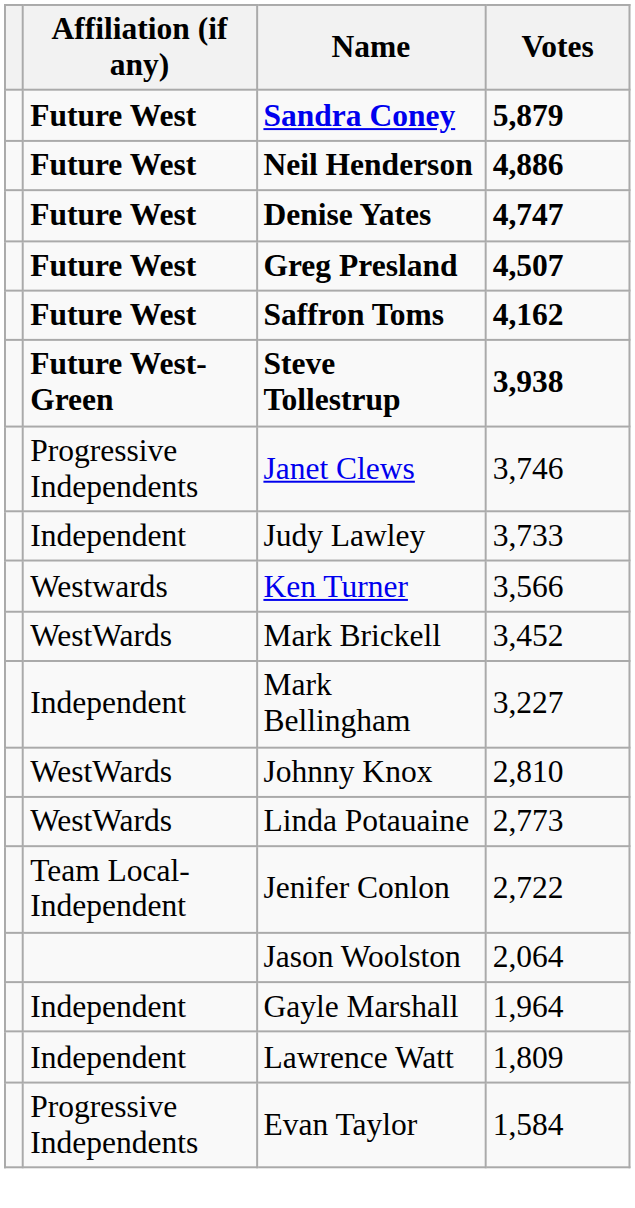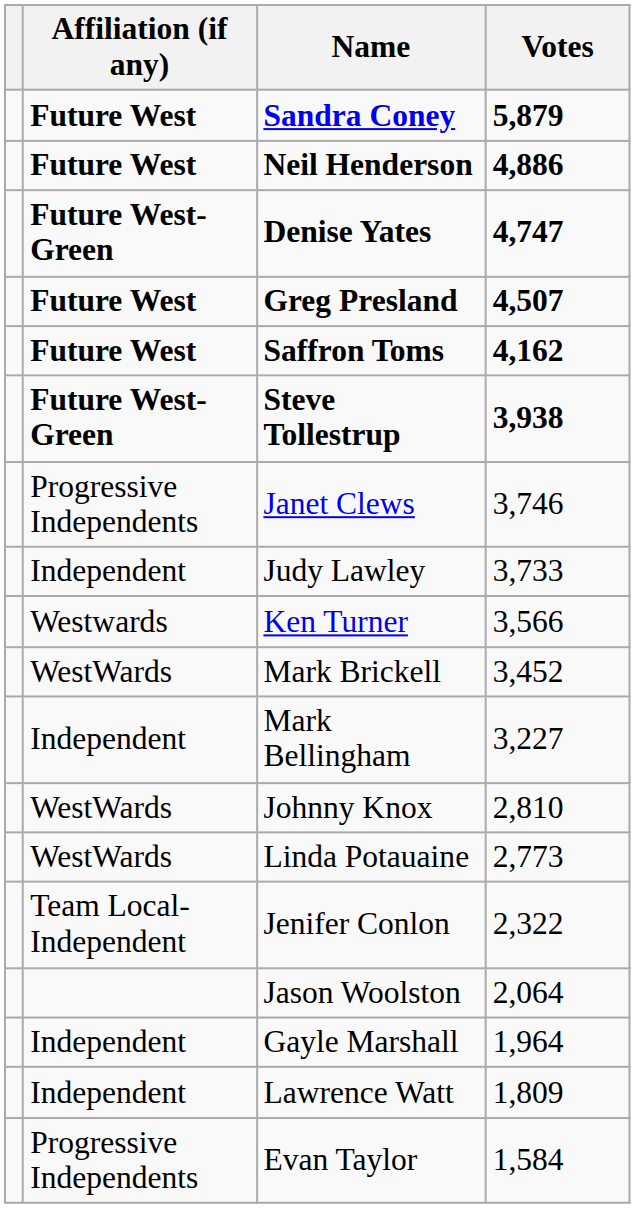(113, 214) Future West -> (118, 232) Future West-Green
(528, 888) 2,722 -> (528, 924) 2,322
